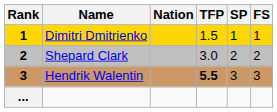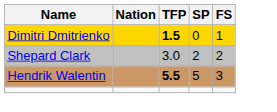- column: (23, 14)
(209, 35) normal -> (171, 35) bold
(234, 35) 1 -> (196, 35) 0
(234, 76) 3 -> (196, 76) 5
